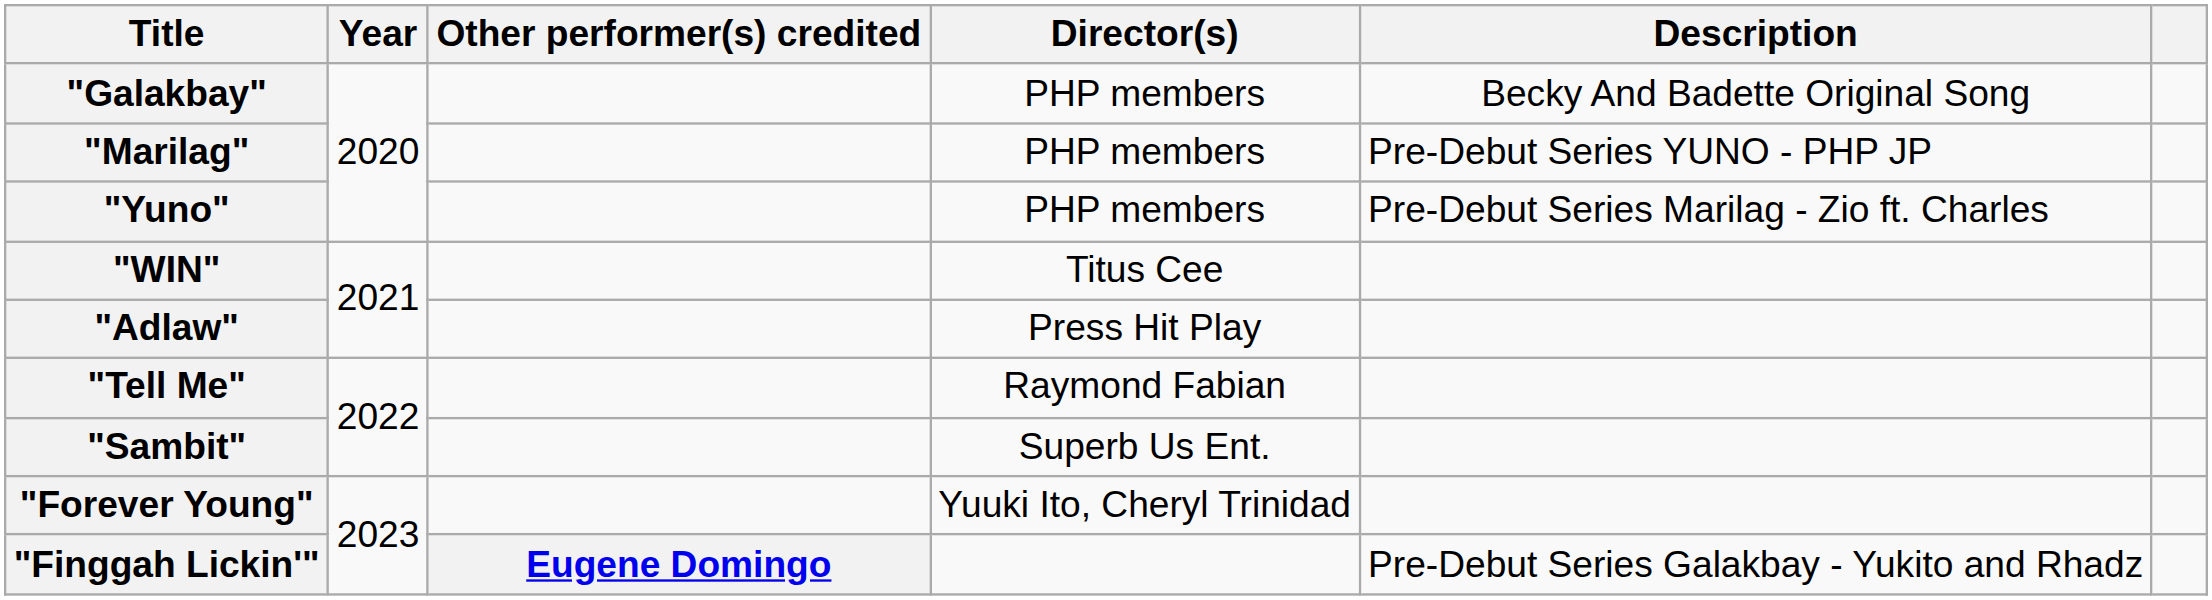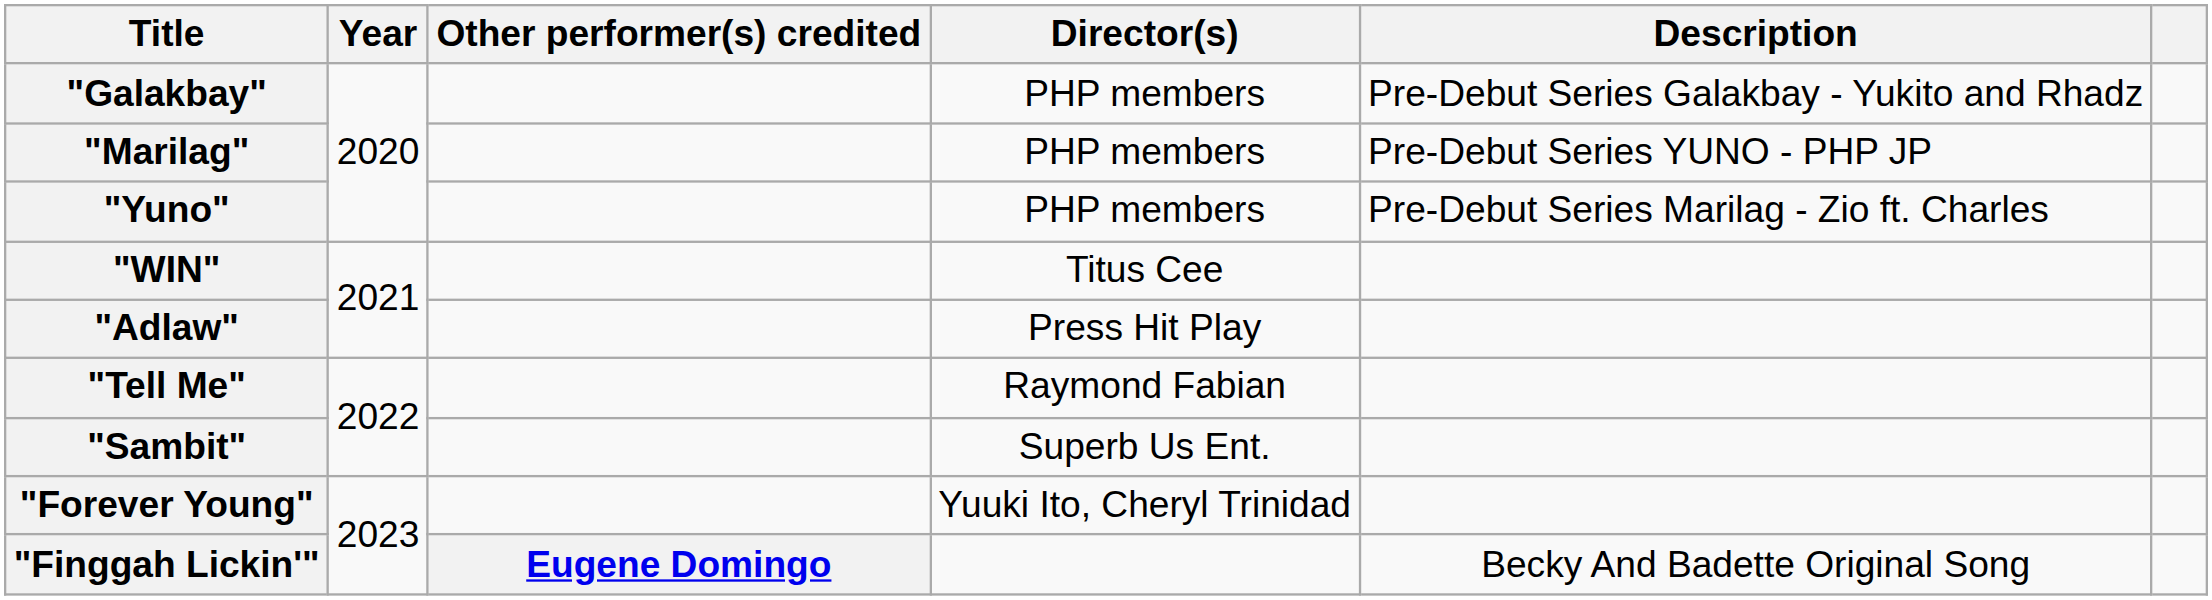(1756, 92) Becky And Badette Original Song -> (1756, 92) Pre-Debut Series Galakbay - Yukito and Rhadz
(1756, 563) Pre-Debut Series Galakbay - Yukito and Rhadz -> (1756, 563) Becky And Badette Original Song
